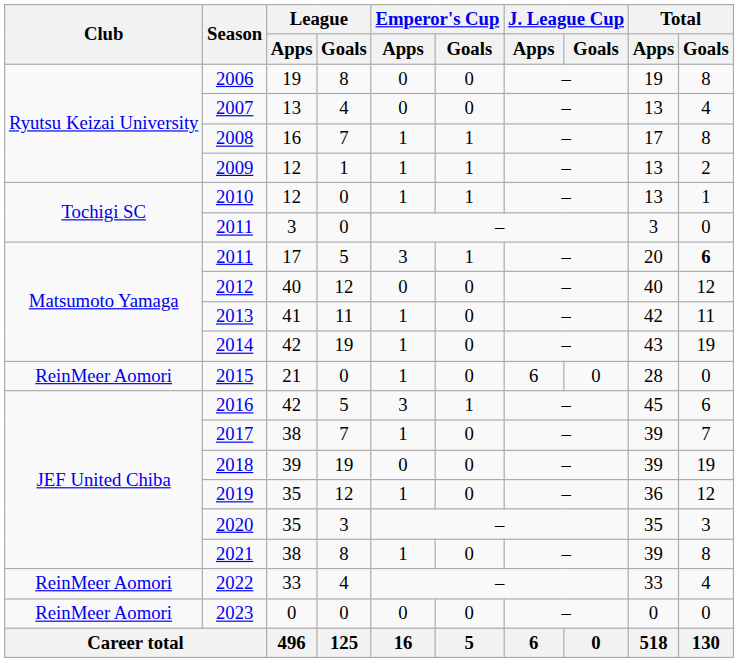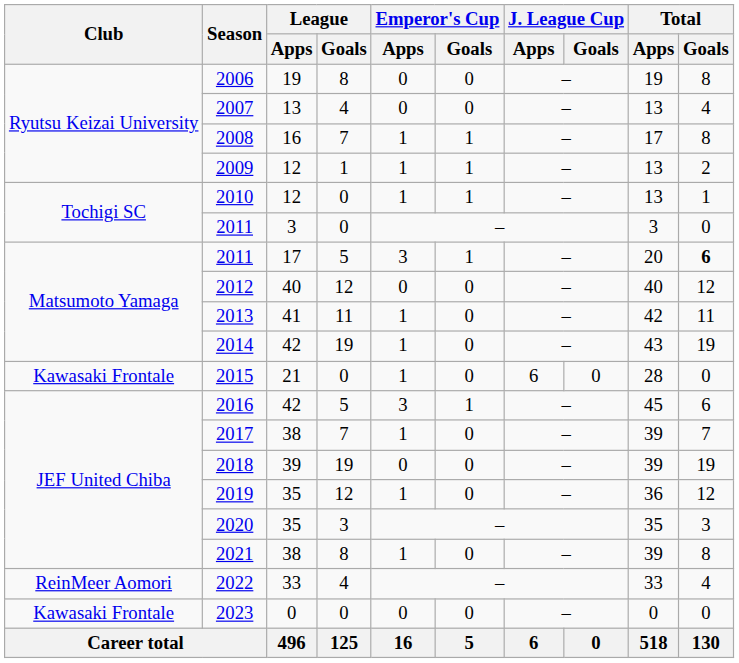(104, 375) ReinMeer Aomori -> (104, 375) Kawasaki Frontale
(104, 613) ReinMeer Aomori -> (104, 613) Kawasaki Frontale
